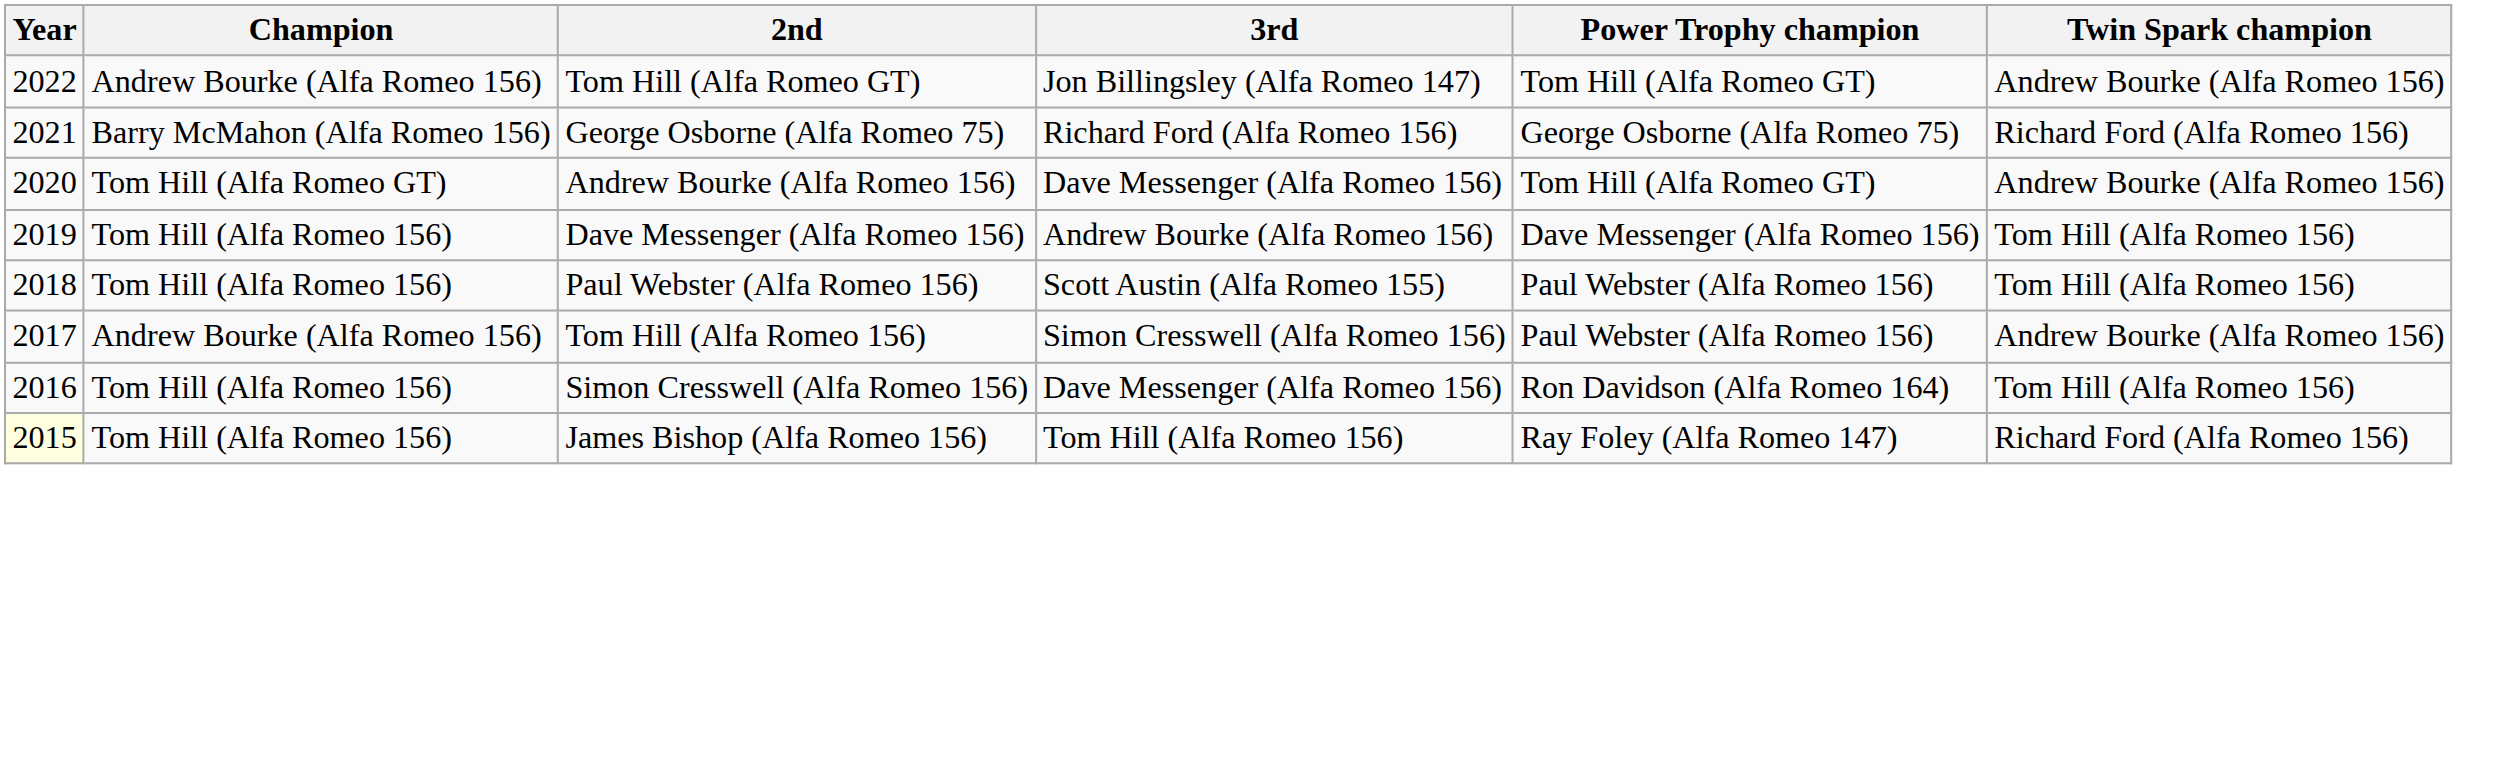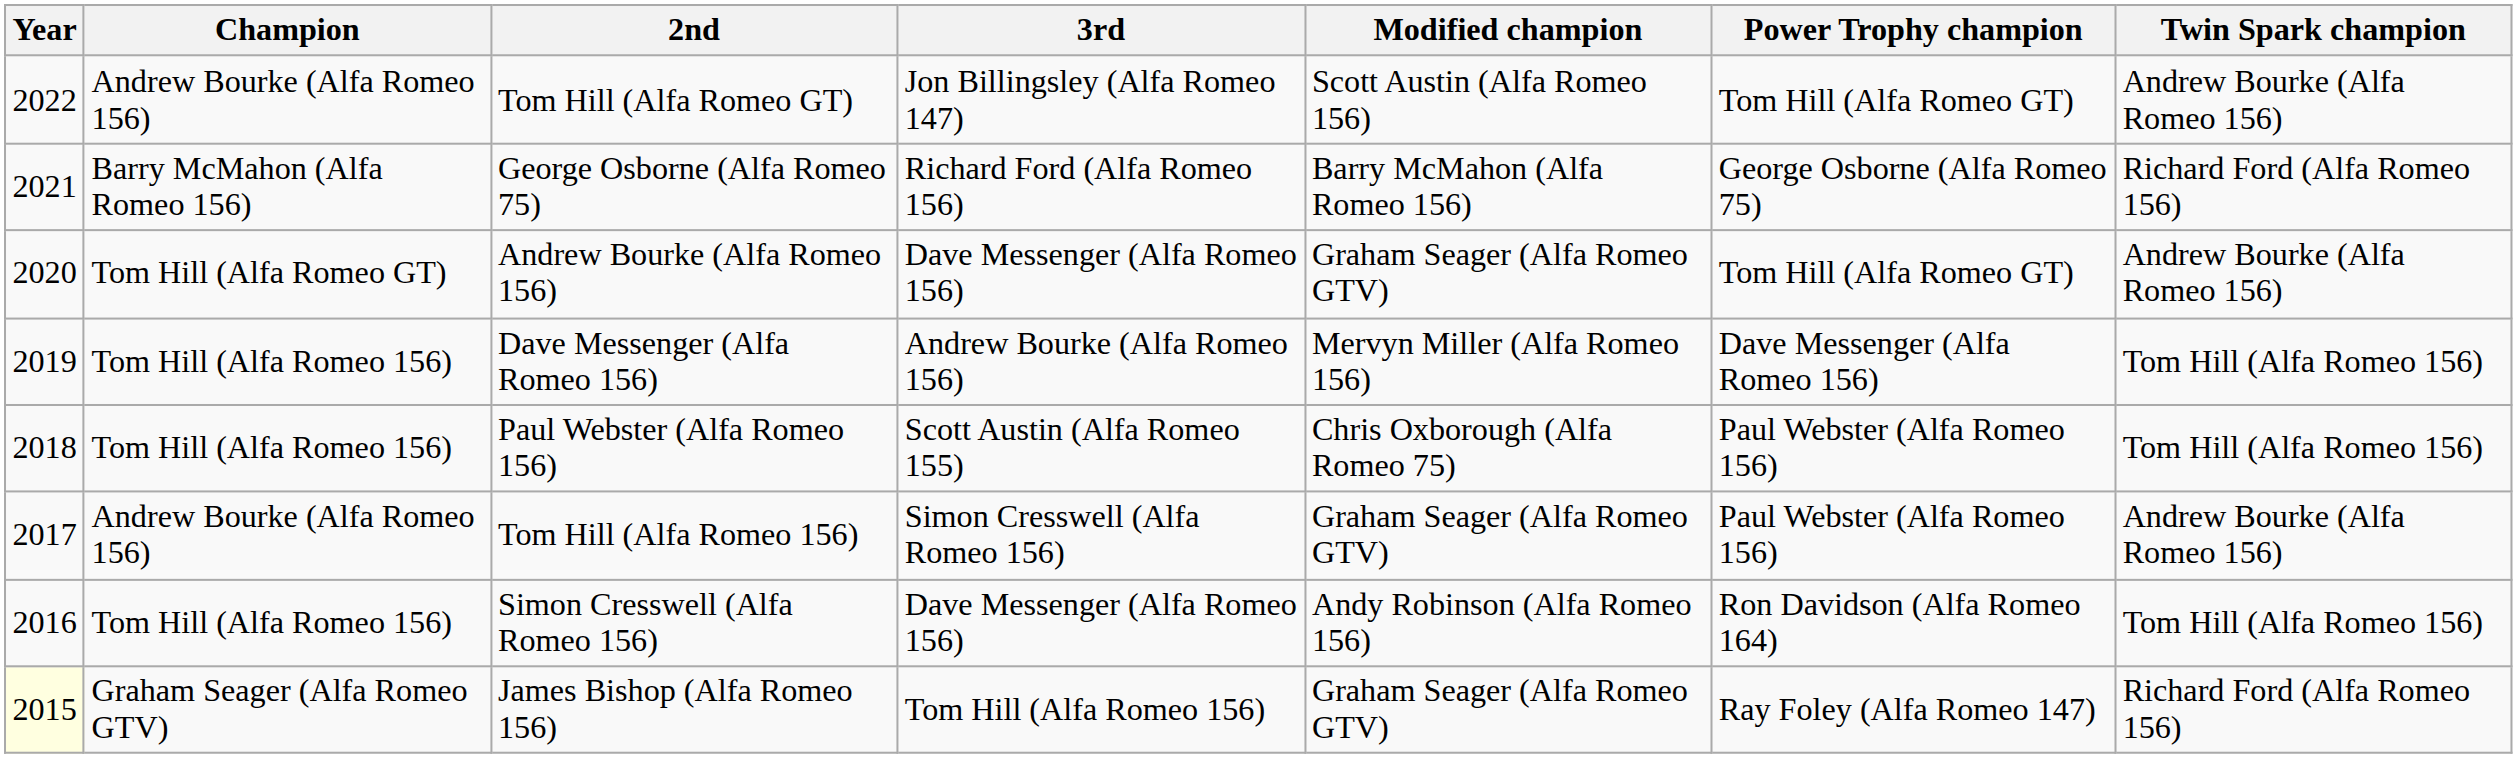+ column: (1508, 30)
(272, 438) Tom Hill (Alfa Romeo 156) -> (280, 709) Graham Seager (Alfa Romeo GTV)
